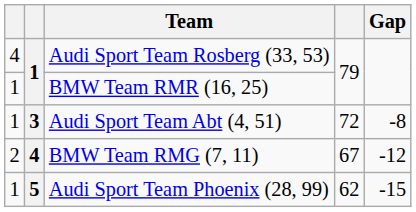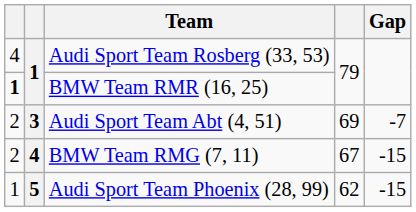(15, 88) normal -> (15, 88) bold
(15, 122) 1 -> (15, 122) 2
(349, 122) 72 -> (349, 122) 69
(398, 122) -8 -> (398, 122) -7
(393, 155) -12 -> (393, 155) -15
